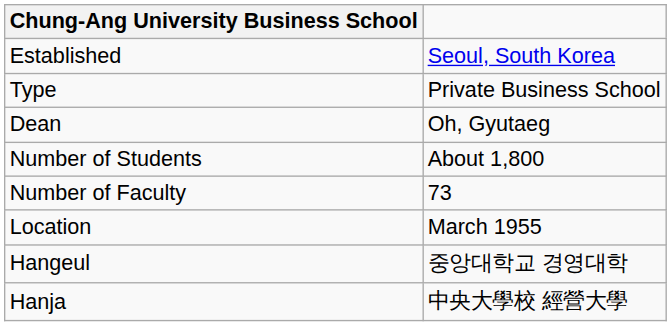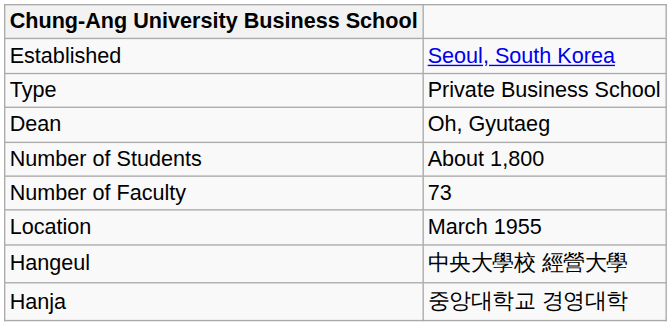(528, 262) 중앙대학교 경영대학 -> (528, 262) 中央大學校 經營大學
(528, 301) 中央大學校 經營大學 -> (528, 301) 중앙대학교 경영대학
